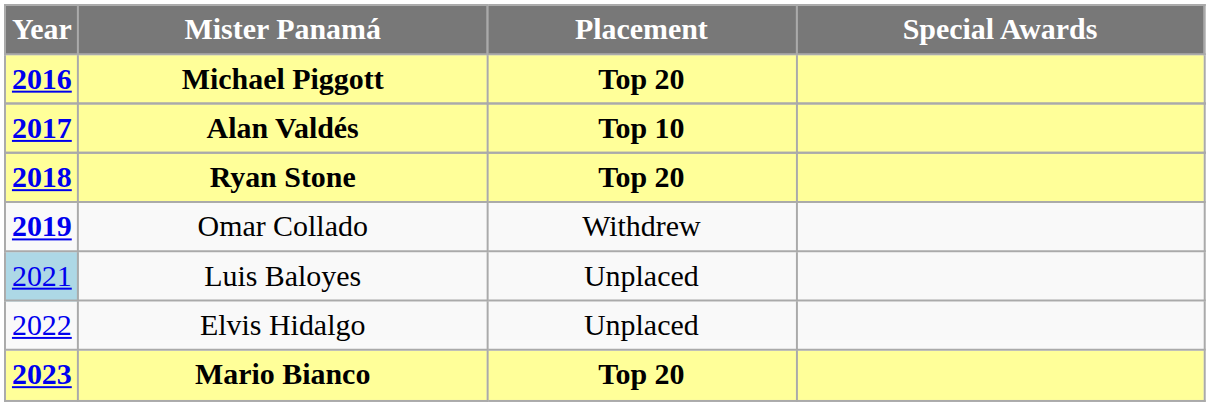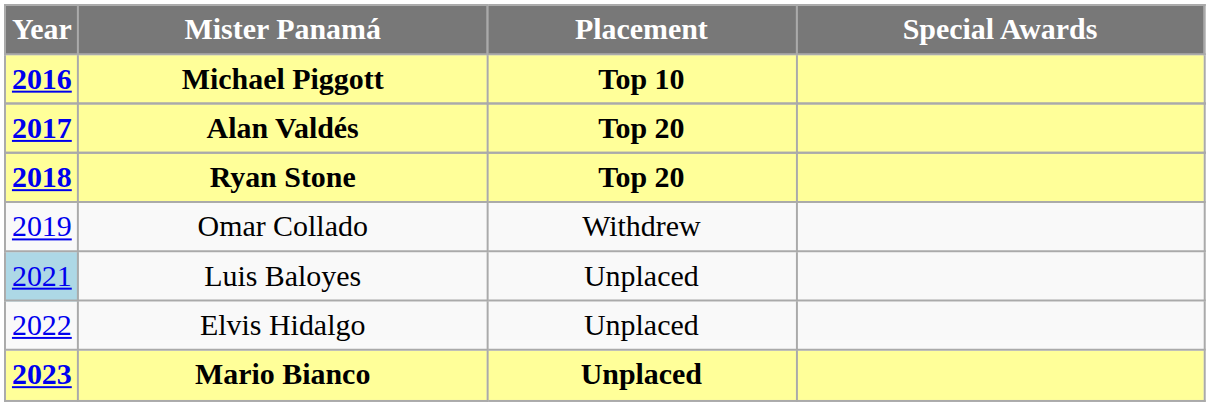(641, 78) Top 20 -> (641, 78) Top 10
(641, 128) Top 10 -> (641, 128) Top 20
(42, 226) bold -> (42, 226) normal
(641, 374) Top 20 -> (641, 374) Unplaced
